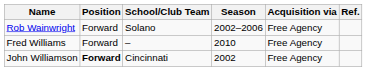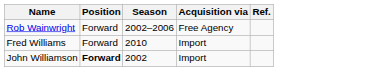- column: (167, 12)
(295, 43) Free Agency -> (192, 43) Import
(295, 58) Free Agency -> (192, 58) Import
